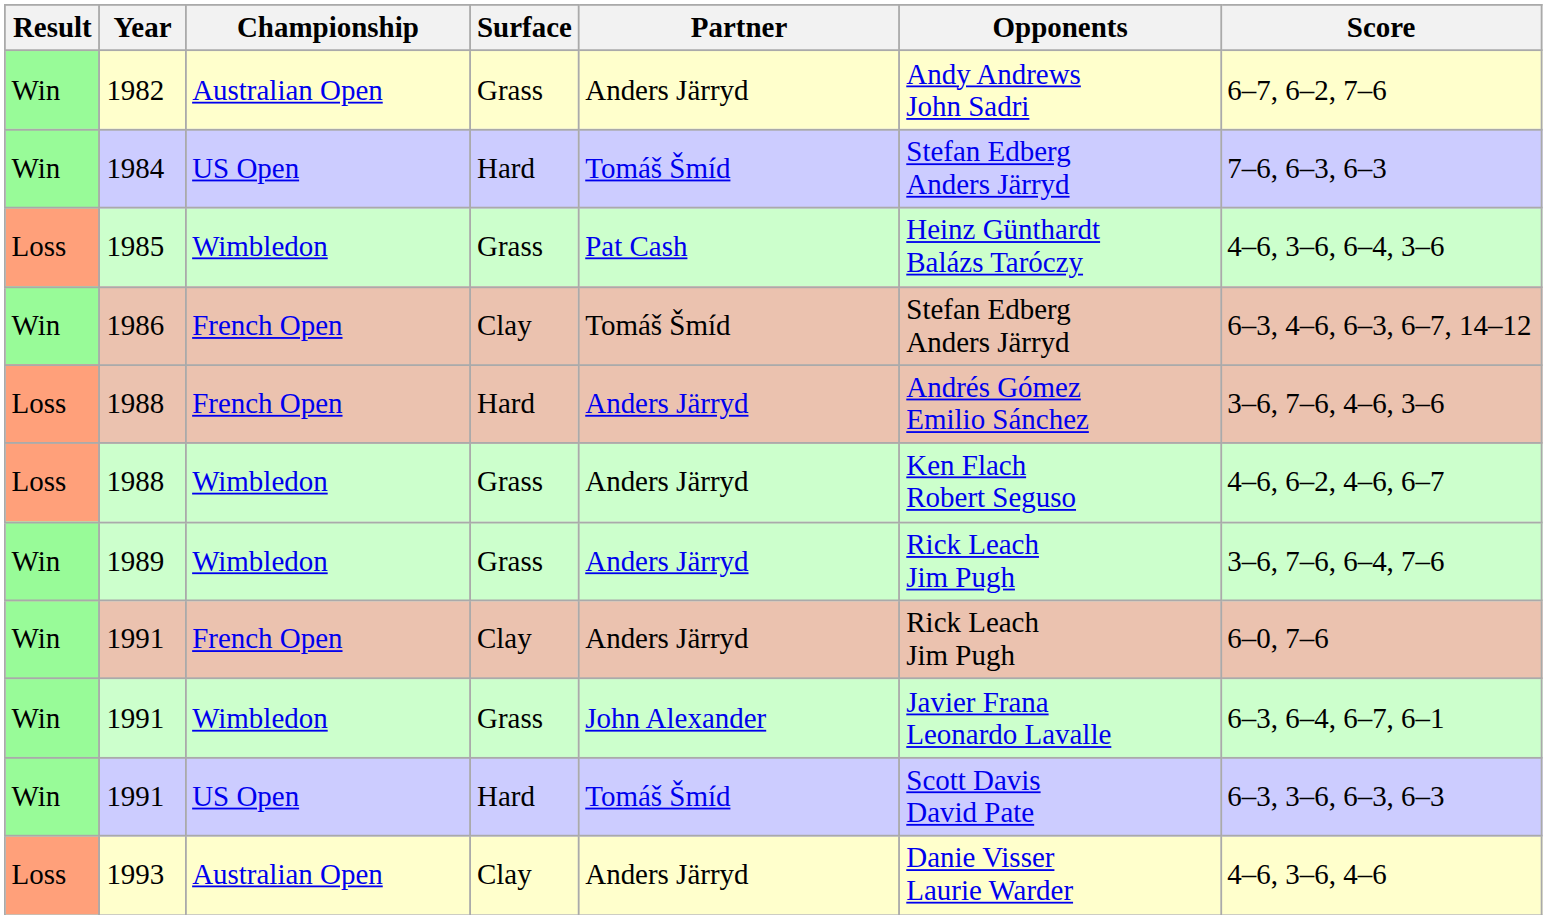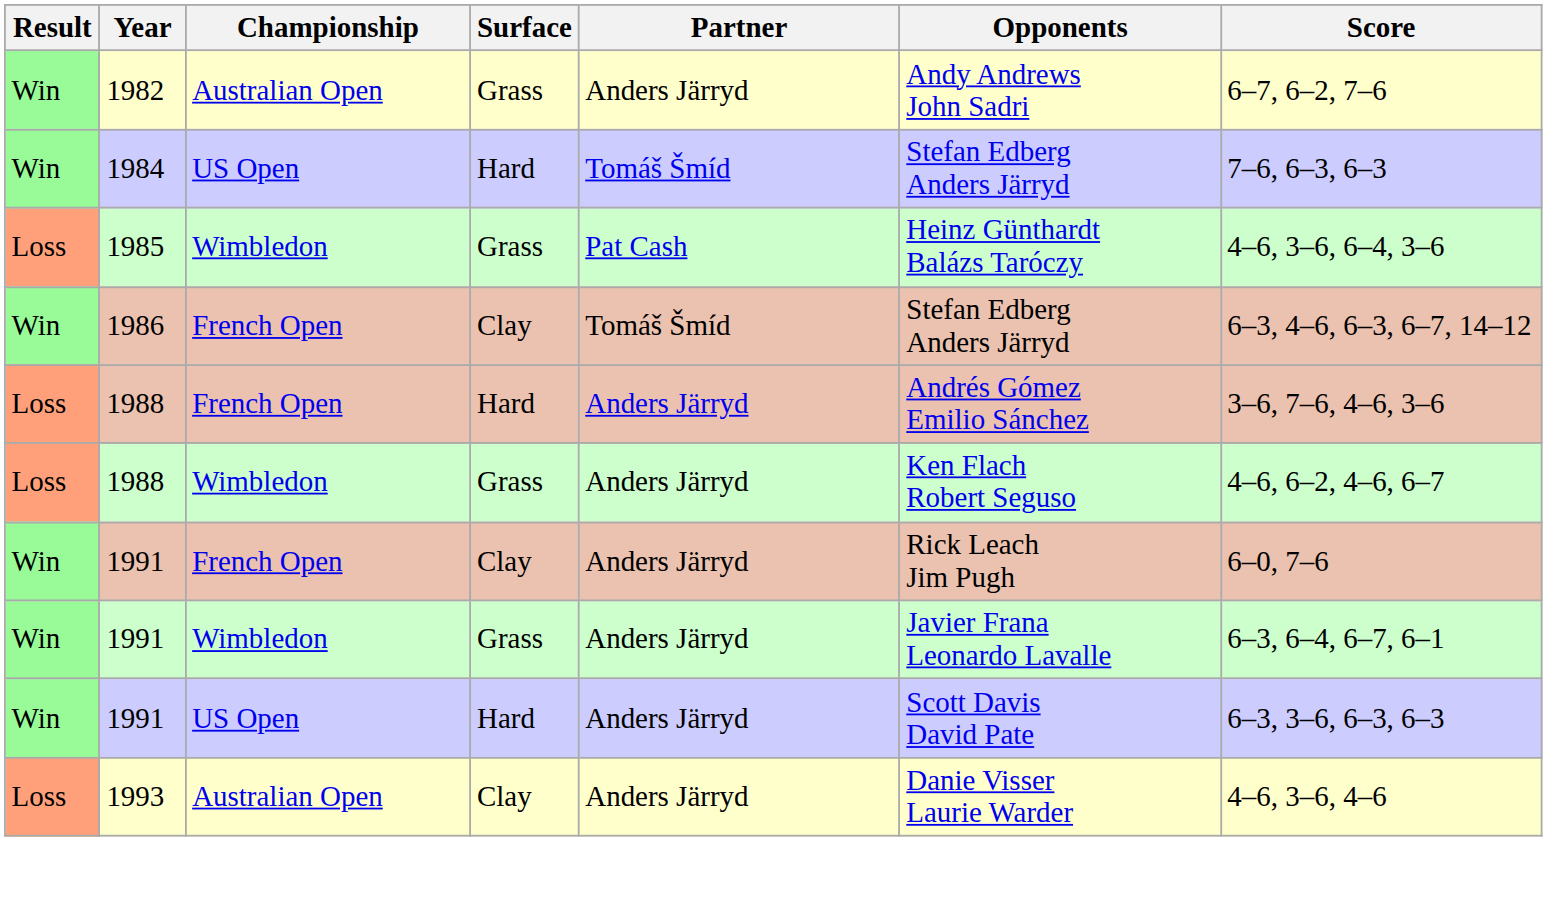- row: (135, 560)
(676, 717) John Alexander -> (667, 639) Anders Järryd
(658, 796) Tomáš Šmíd -> (667, 717) Anders Järryd
